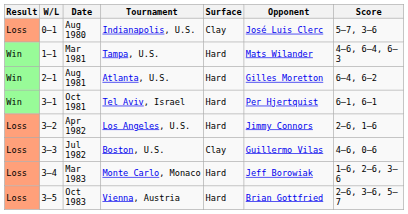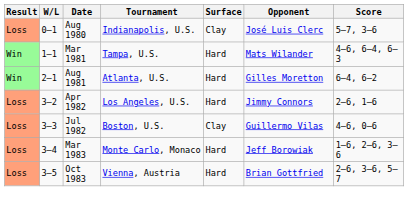- row: (76, 102)
